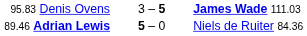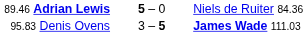rows swapped: (57, 26) <-> (60, 9)
